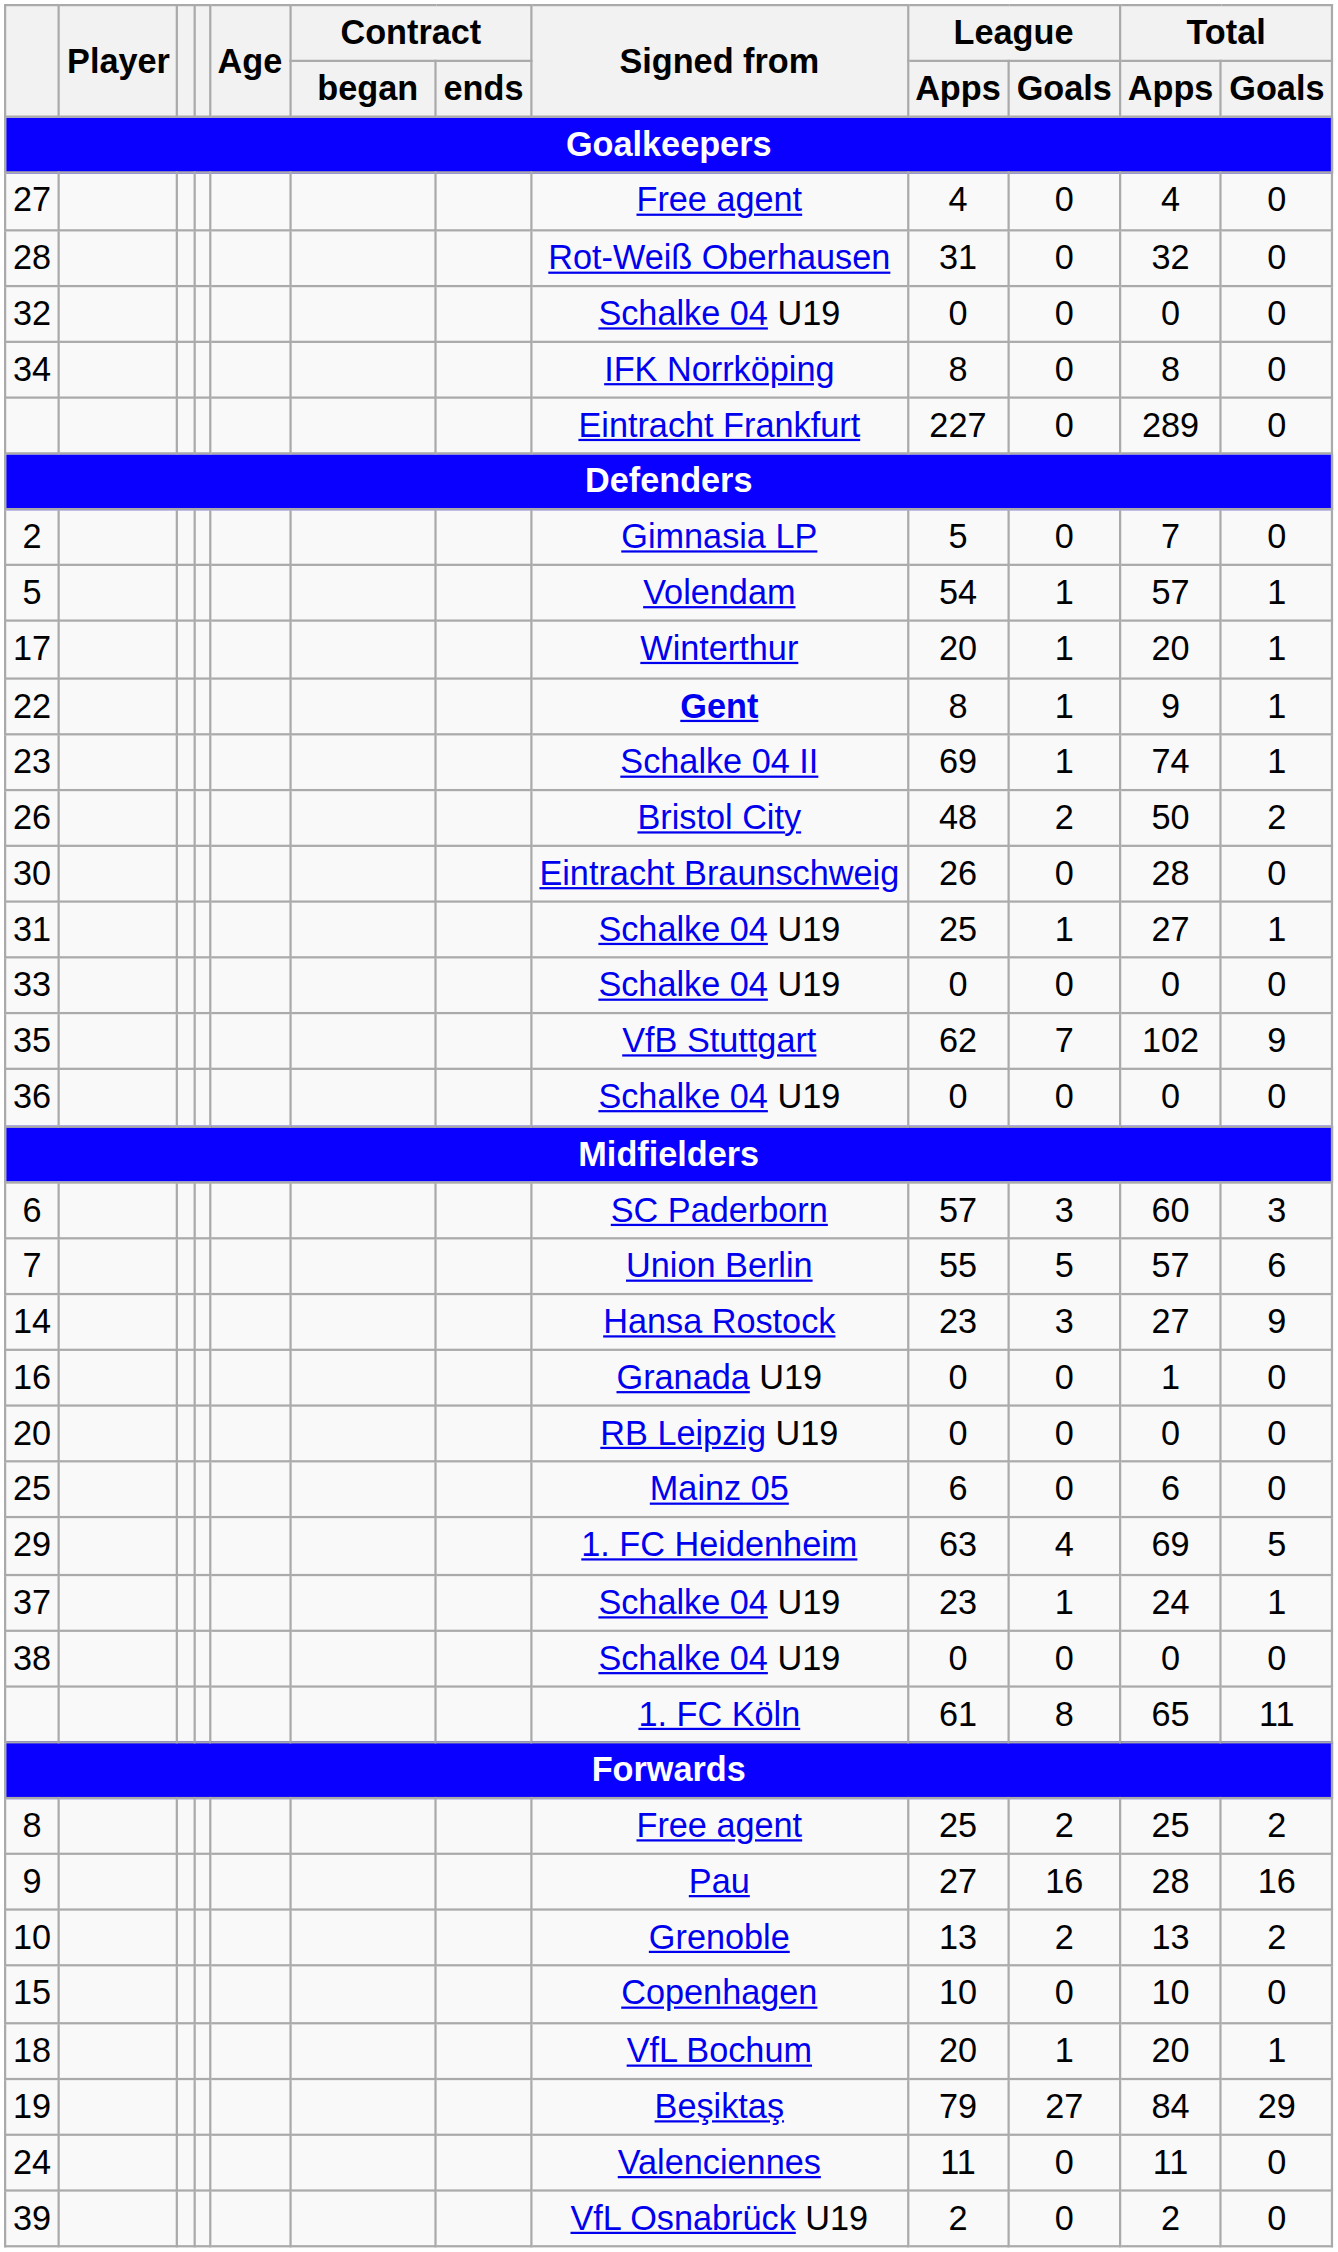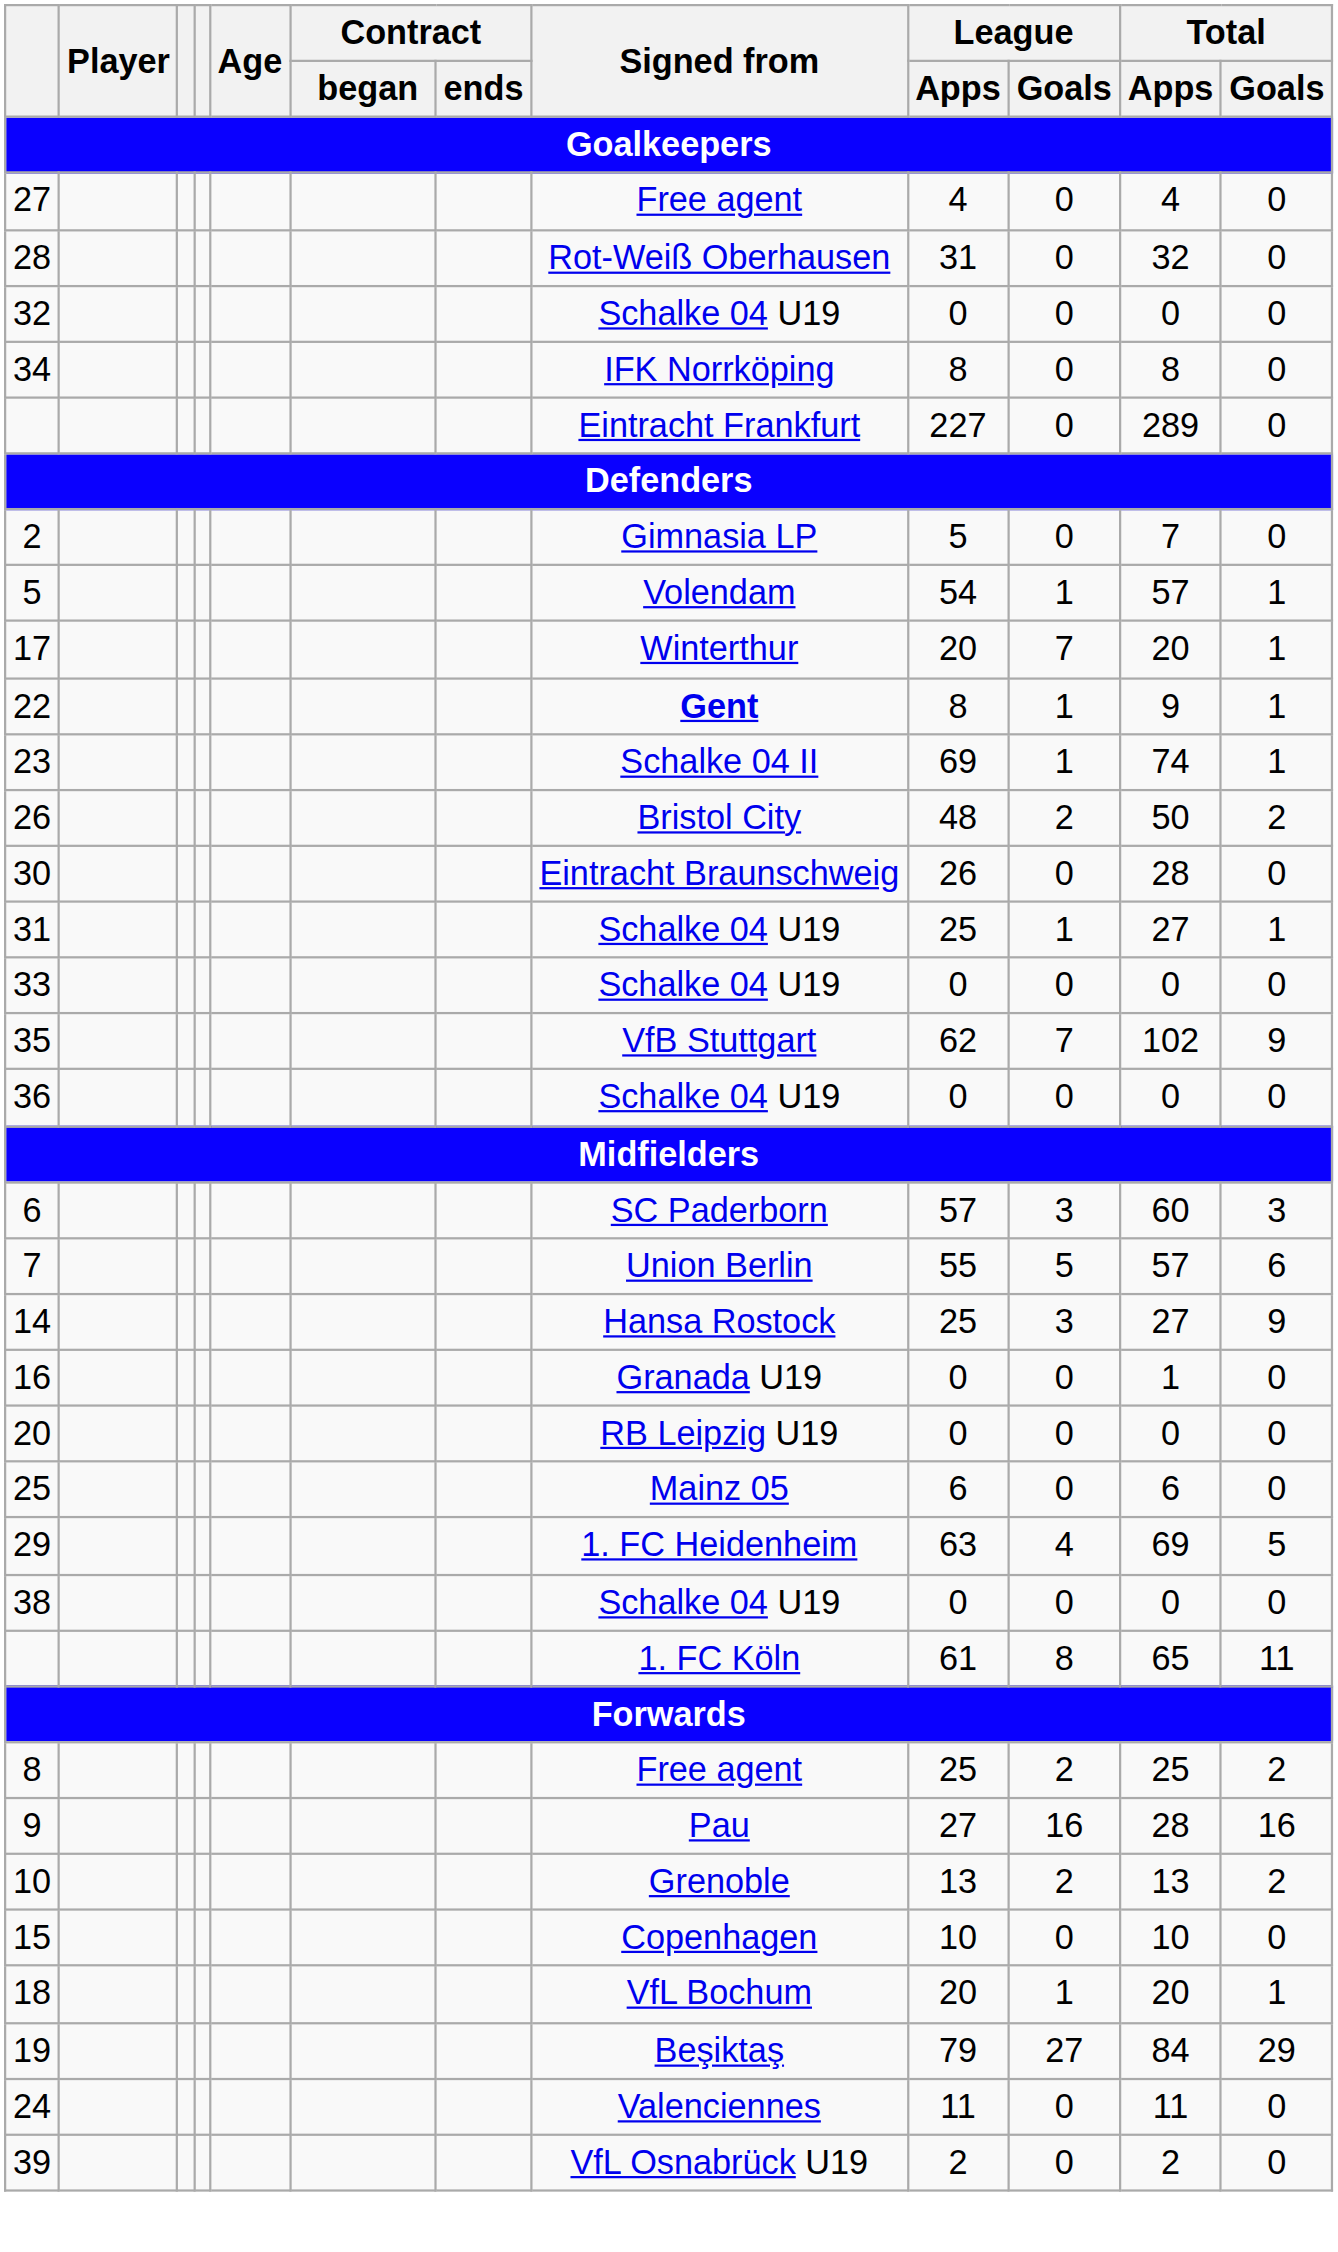(1064, 649) 1 -> (1064, 649) 7
(958, 1321) 23 -> (958, 1321) 25
- row: (32, 1601)
